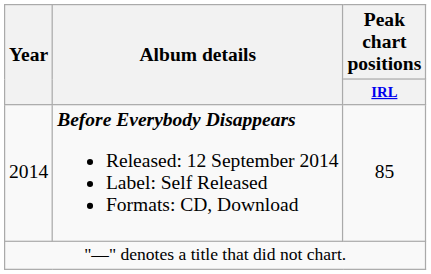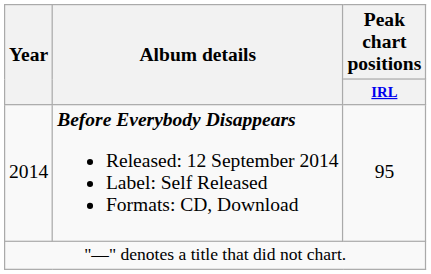(384, 172) 85 -> (384, 172) 95
